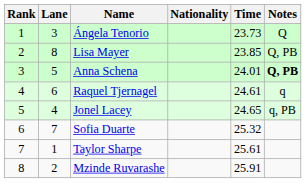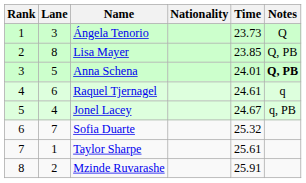(248, 110) 24.65 -> (248, 110) 24.67
